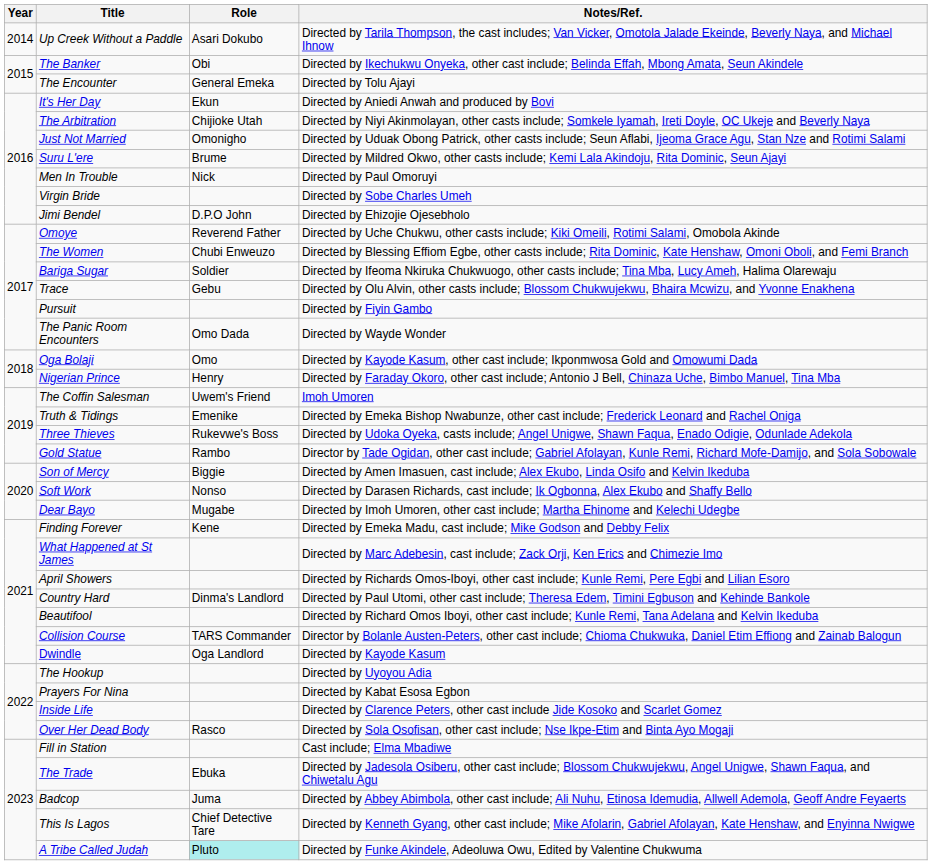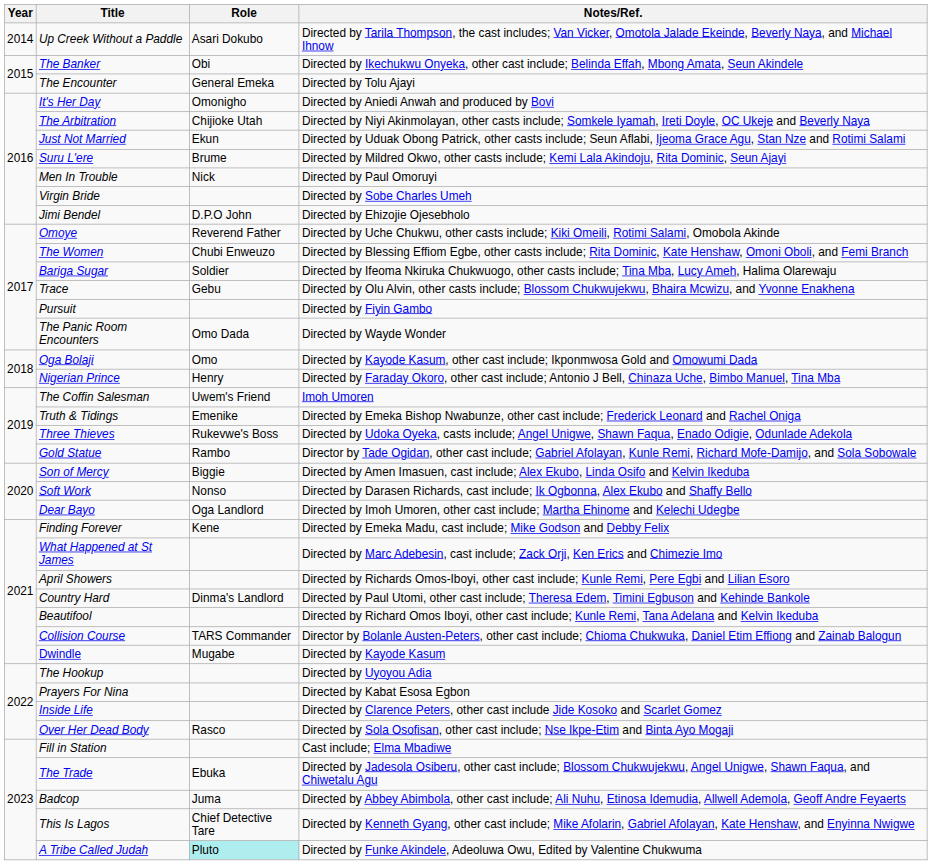(205, 102) Ekun -> (219, 102) Omonigho
(219, 139) Omonigho -> (205, 139) Ekun
(213, 509) Mugabe -> (228, 509) Oga Landlord
(228, 654) Oga Landlord -> (213, 654) Mugabe
